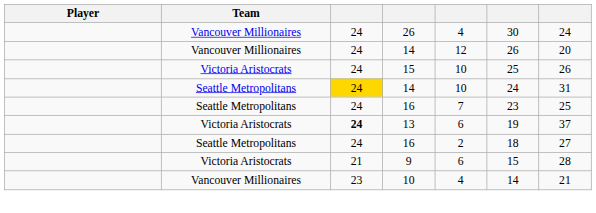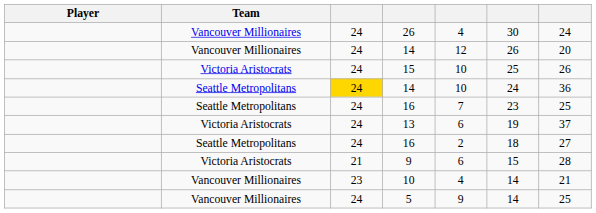(565, 87) 31 -> (565, 87) 36
(357, 124) bold -> (357, 124) normal
+ row: (246, 198)
